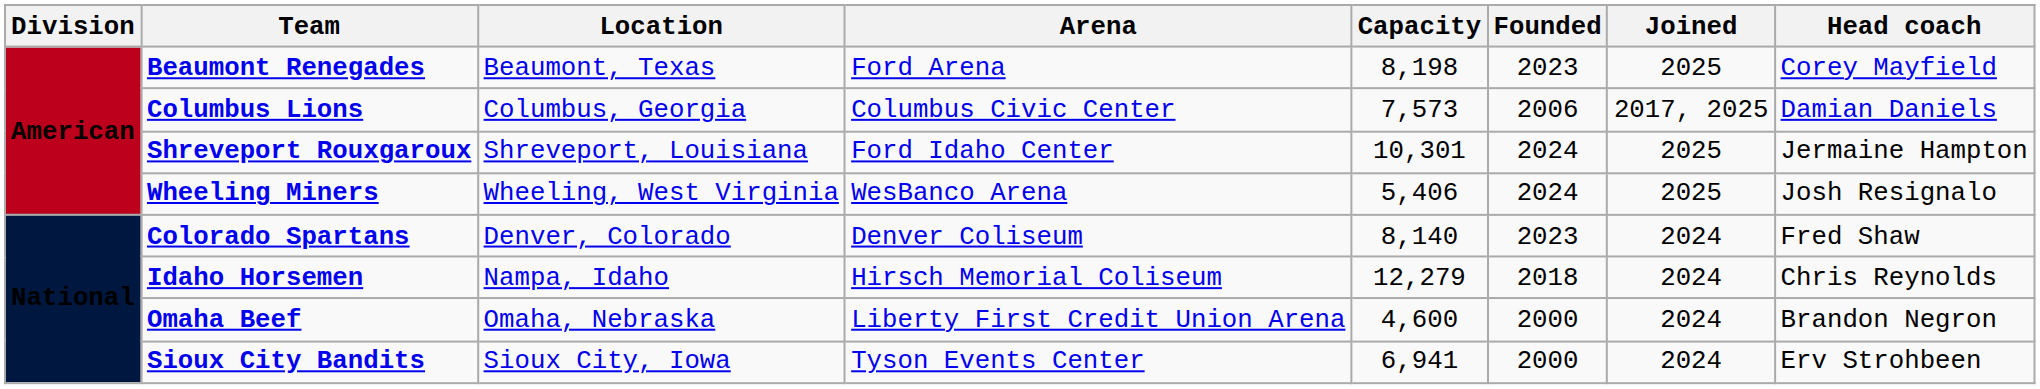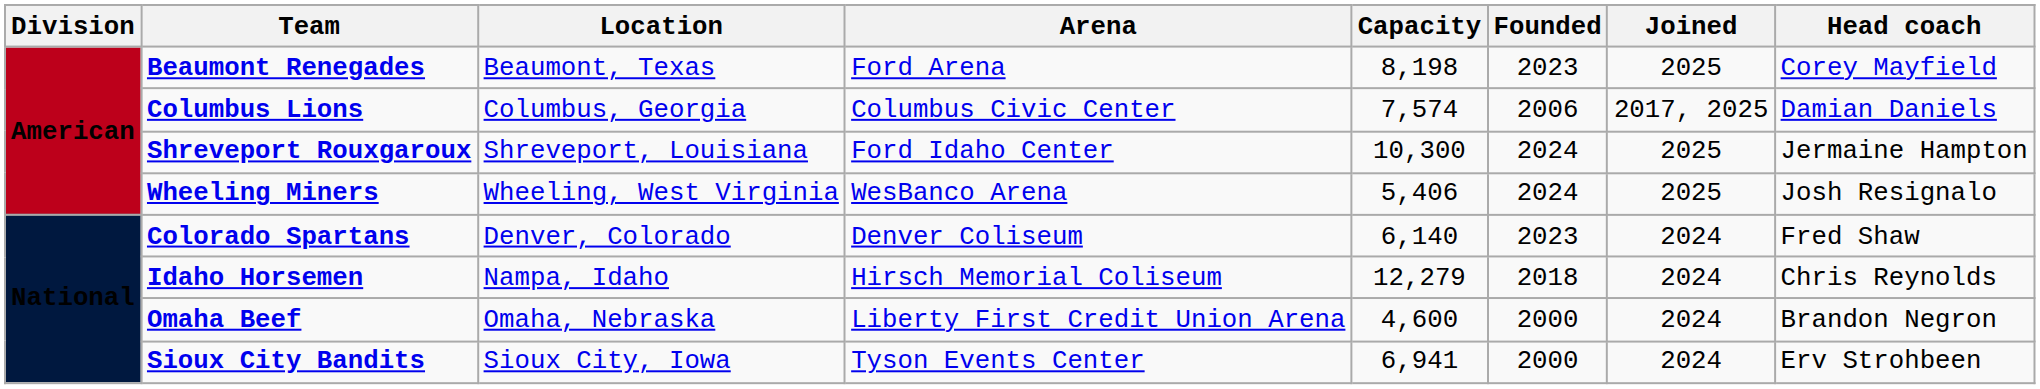(1419, 110) 7,573 -> (1419, 110) 7,574
(1419, 152) 10,301 -> (1419, 152) 10,300
(1419, 236) 8,140 -> (1419, 236) 6,140
